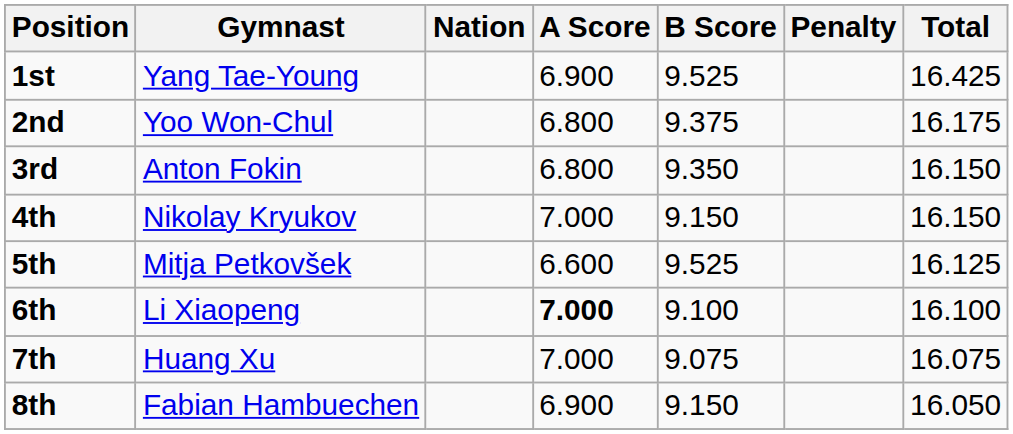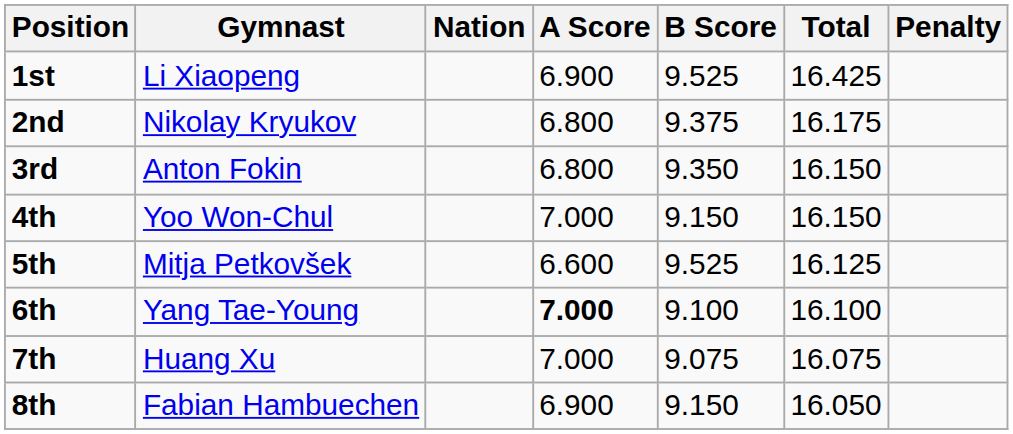columns swapped: (843, 28) <-> (956, 28)
(251, 75) Yang Tae-Young -> (221, 75) Li Xiaopeng
(238, 122) Yoo Won-Chul -> (250, 122) Nikolay Kryukov
(250, 216) Nikolay Kryukov -> (238, 216) Yoo Won-Chul
(221, 311) Li Xiaopeng -> (251, 311) Yang Tae-Young
